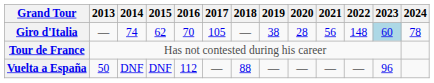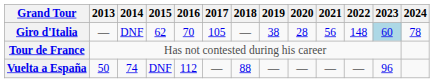(132, 31) 74 -> (132, 31) DNF
(132, 68) DNF -> (132, 68) 74
